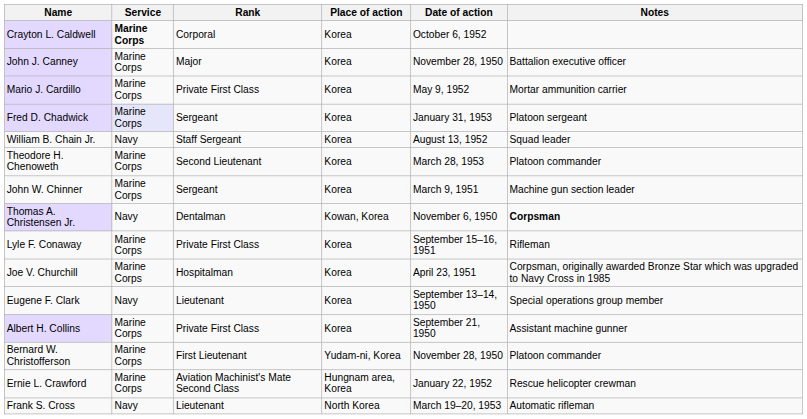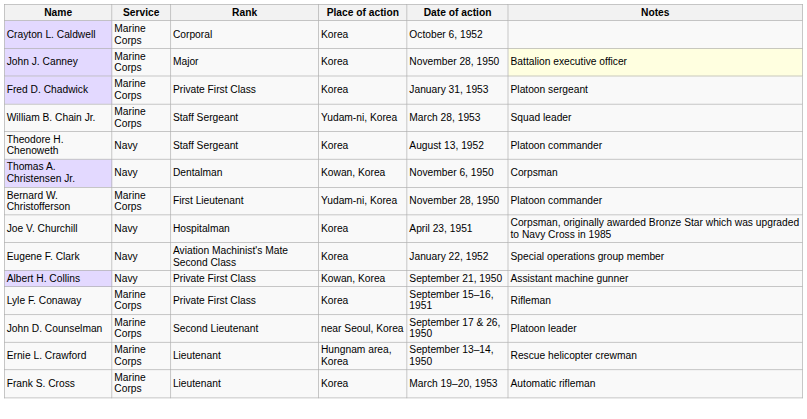(131, 34) bold -> (130, 34) normal
(568, 62) no background -> (569, 62) lightyellow background
- row: (44, 90)
(130, 117) lavender background -> (130, 90) no background
(197, 117) Sergeant -> (214, 90) Private First Class
(126, 139) Navy -> (130, 117) Marine Corps
(338, 139) Korea -> (359, 117) Yudam-ni, Korea
(450, 139) August 13, 1952 -> (445, 117) March 28, 1953
(130, 161) Marine Corps -> (126, 145) Navy
(219, 161) Second Lieutenant -> (206, 145) Staff Sergeant
(448, 161) March 28, 1953 -> (447, 145) August 13, 1952
- row: (45, 189)
(535, 217) bold -> (534, 173) normal
rows swapped: (38, 356) <-> (44, 245)
(130, 272) Marine Corps -> (126, 228) Navy
(200, 300) Lieutenant -> (230, 256) Aviation Machinist's Mate Second Class
(455, 300) September 13–14, 1950 -> (449, 256) January 22, 1952
(130, 328) Marine Corps -> (126, 278) Navy
(338, 328) Korea -> (353, 278) Kowan, Korea
+ row: (54, 328)
(233, 383) Aviation Machinist's Mate Second Class -> (197, 356) Lieutenant
(452, 383) January 22, 1952 -> (451, 356) September 13–14, 1950
(126, 405) Navy -> (130, 383) Marine Corps
(352, 405) North Korea -> (335, 383) Korea
